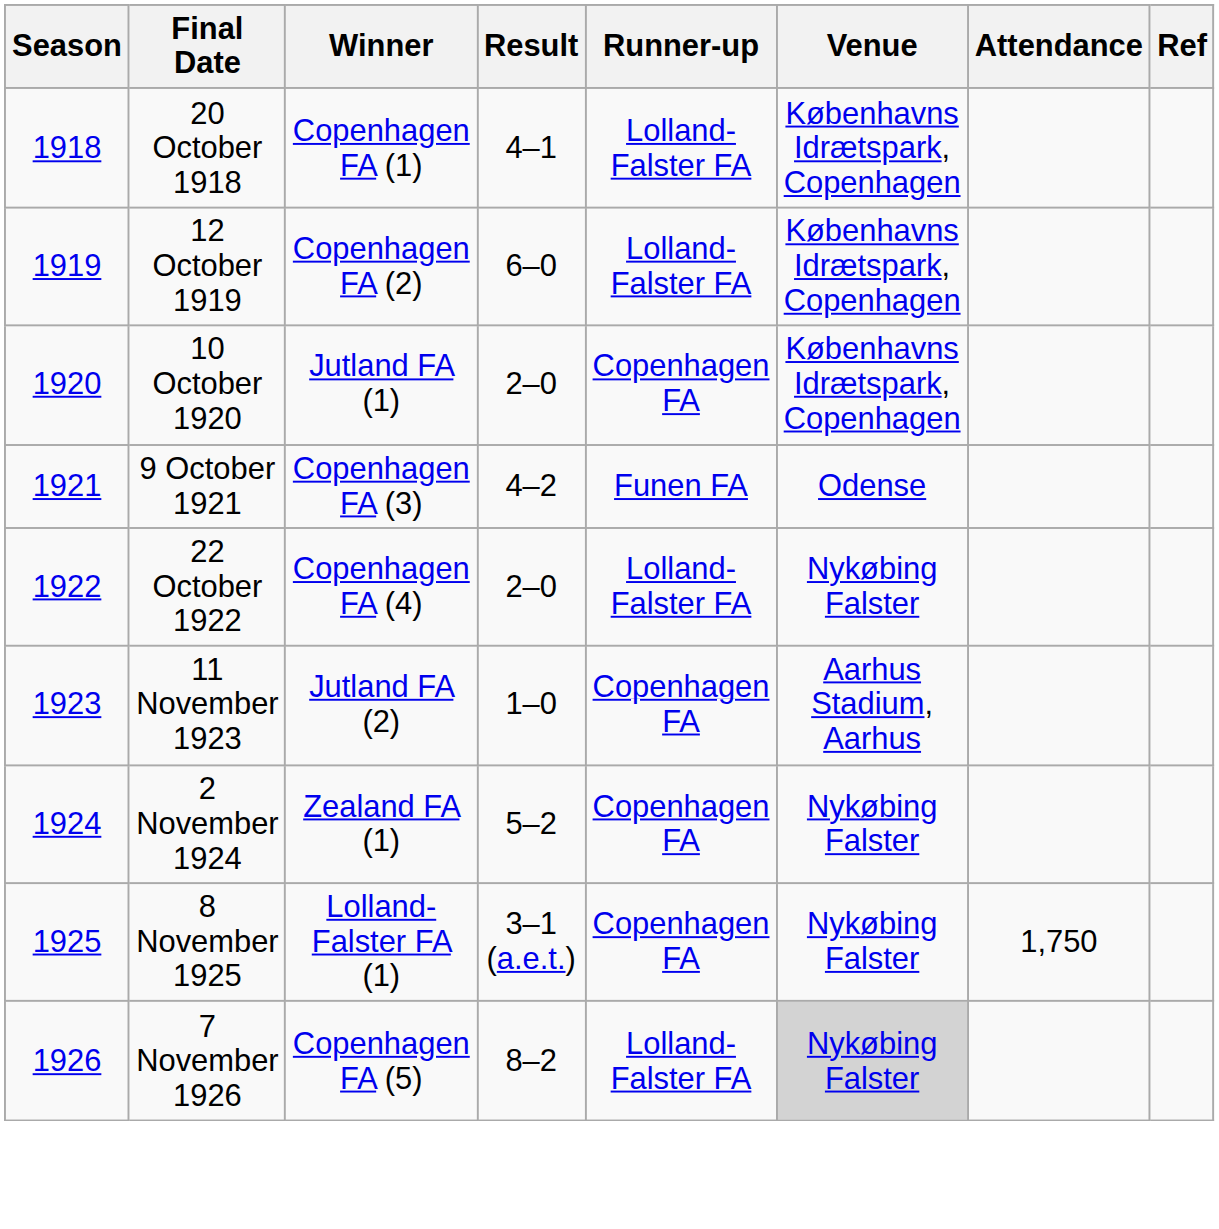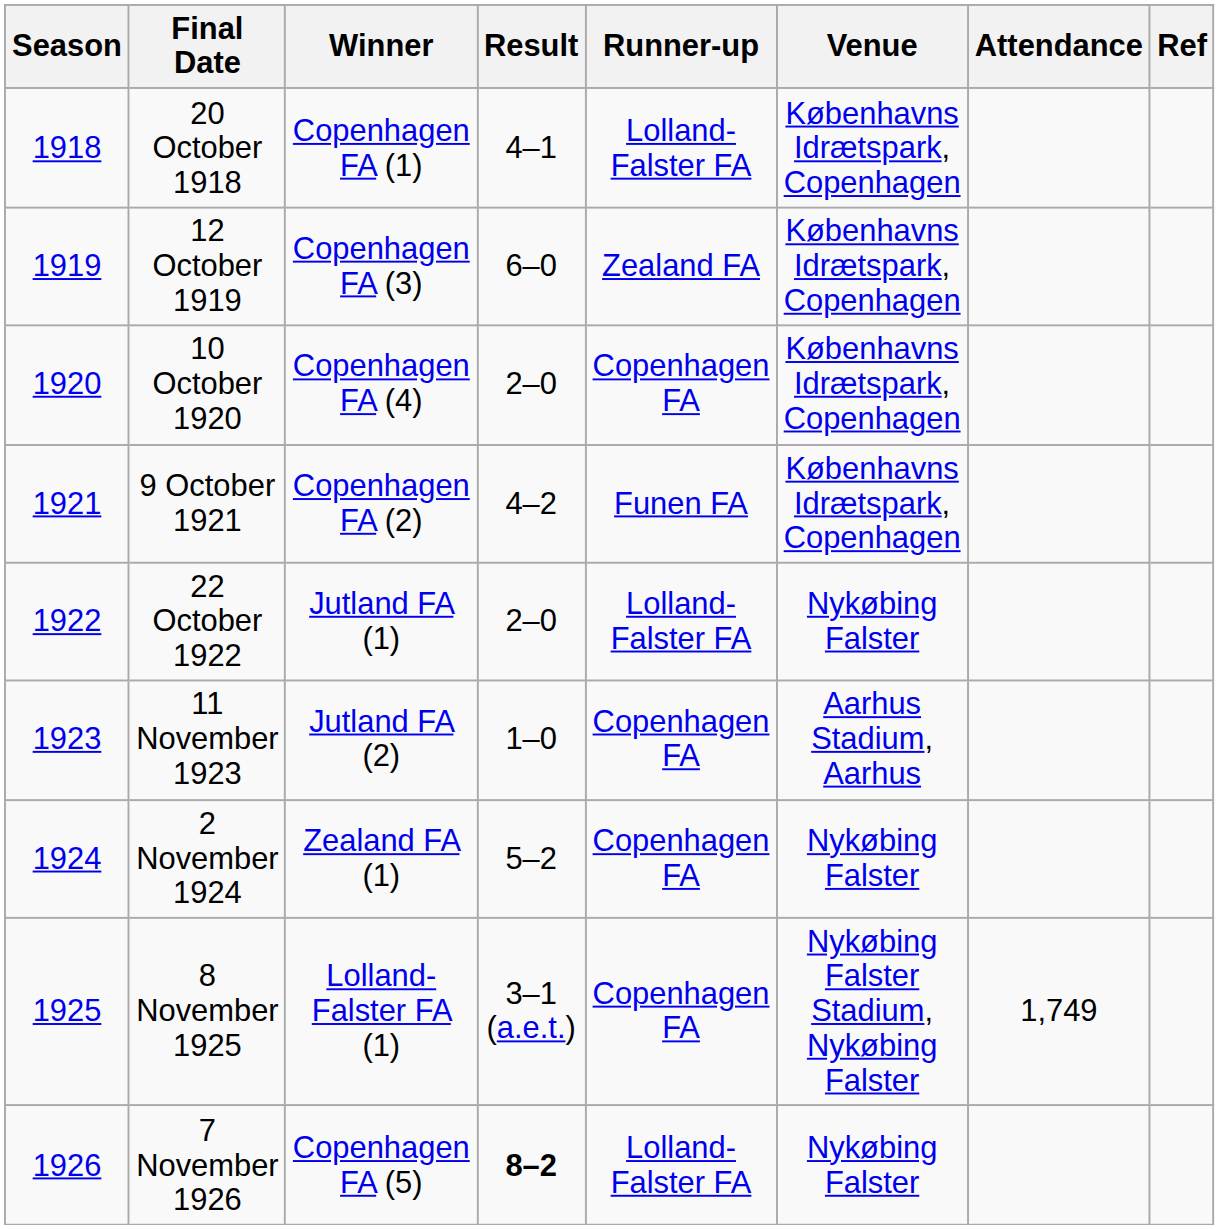(381, 265) Copenhagen FA (2) -> (381, 265) Copenhagen FA (3)
(681, 265) Lolland-Falster FA -> (681, 265) Zealand FA
(381, 384) Jutland FA (1) -> (381, 384) Copenhagen FA (4)
(381, 485) Copenhagen FA (3) -> (381, 502) Copenhagen FA (2)
(872, 485) Odense -> (872, 502) Københavns Idrætspark, Copenhagen
(381, 586) Copenhagen FA (4) -> (381, 621) Jutland FA (1)
(872, 941) Nykøbing Falster -> (872, 1011) Nykøbing Falster Stadium, Nykøbing Falster
(1059, 941) 1,750 -> (1059, 1011) 1,749
(531, 1060) normal -> (531, 1164) bold
(872, 1060) lightgrey background -> (872, 1164) no background
